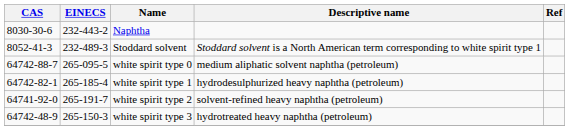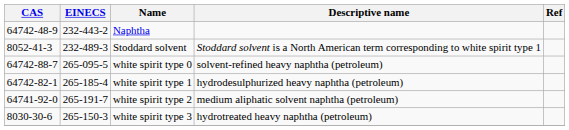(30, 30) 8030-30-6 -> (32, 30) 64742-48-9
(297, 64) medium aliphatic solvent naphtha (petroleum) -> (290, 64) solvent-refined heavy naphtha (petroleum)
(290, 99) solvent-refined heavy naphtha (petroleum) -> (297, 99) medium aliphatic solvent naphtha (petroleum)
(32, 116) 64742-48-9 -> (30, 116) 8030-30-6
